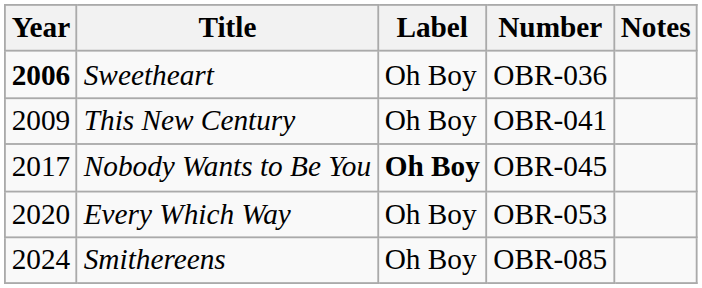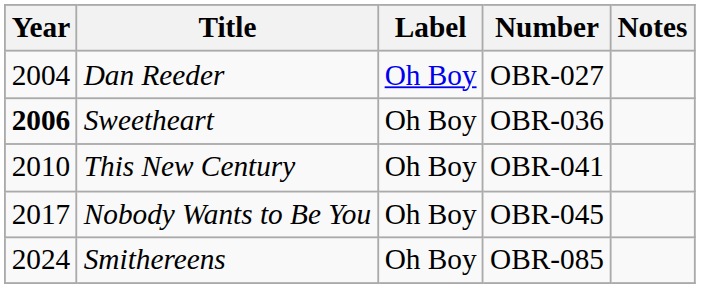+ row: (154, 74)
(41, 120) 2009 -> (41, 167) 2010
(432, 167) bold -> (431, 213) normal
- row: (187, 213)
